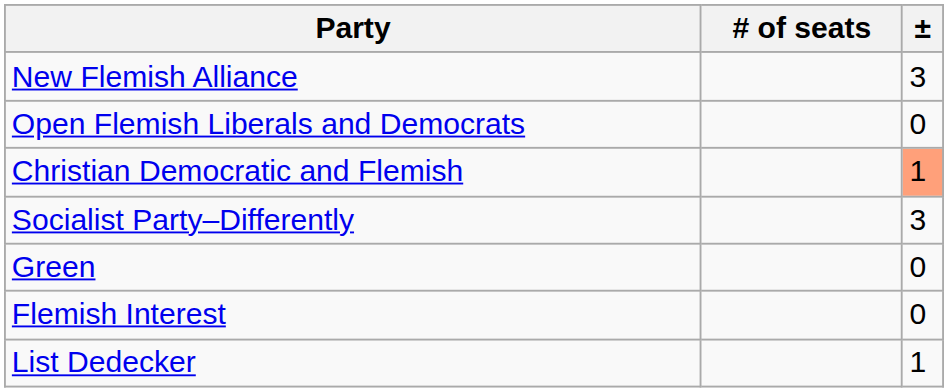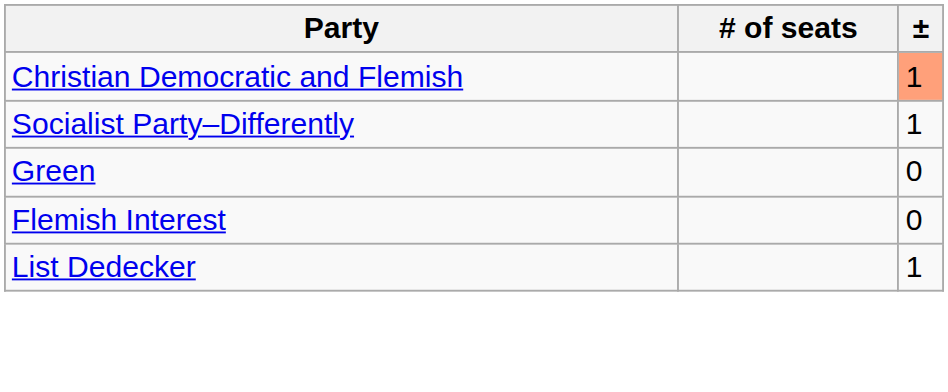- row: (155, 76)
- row: (269, 123)
(918, 219) 3 -> (914, 123) 1
